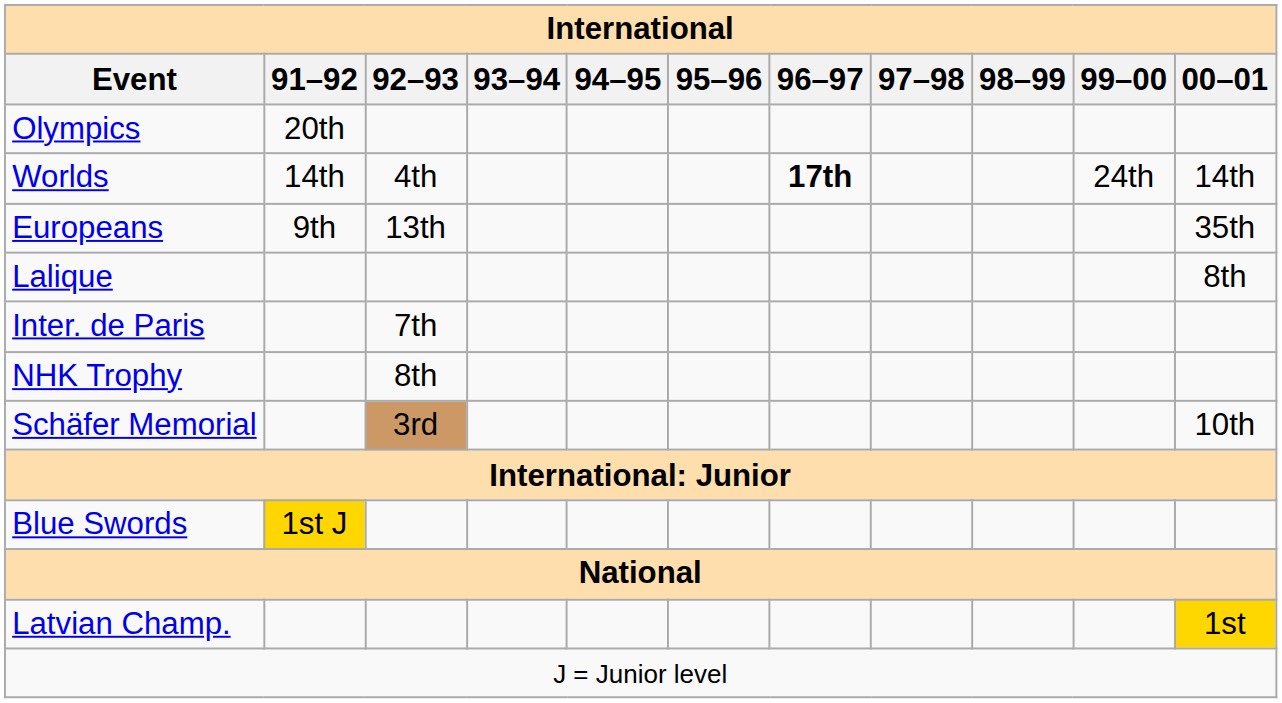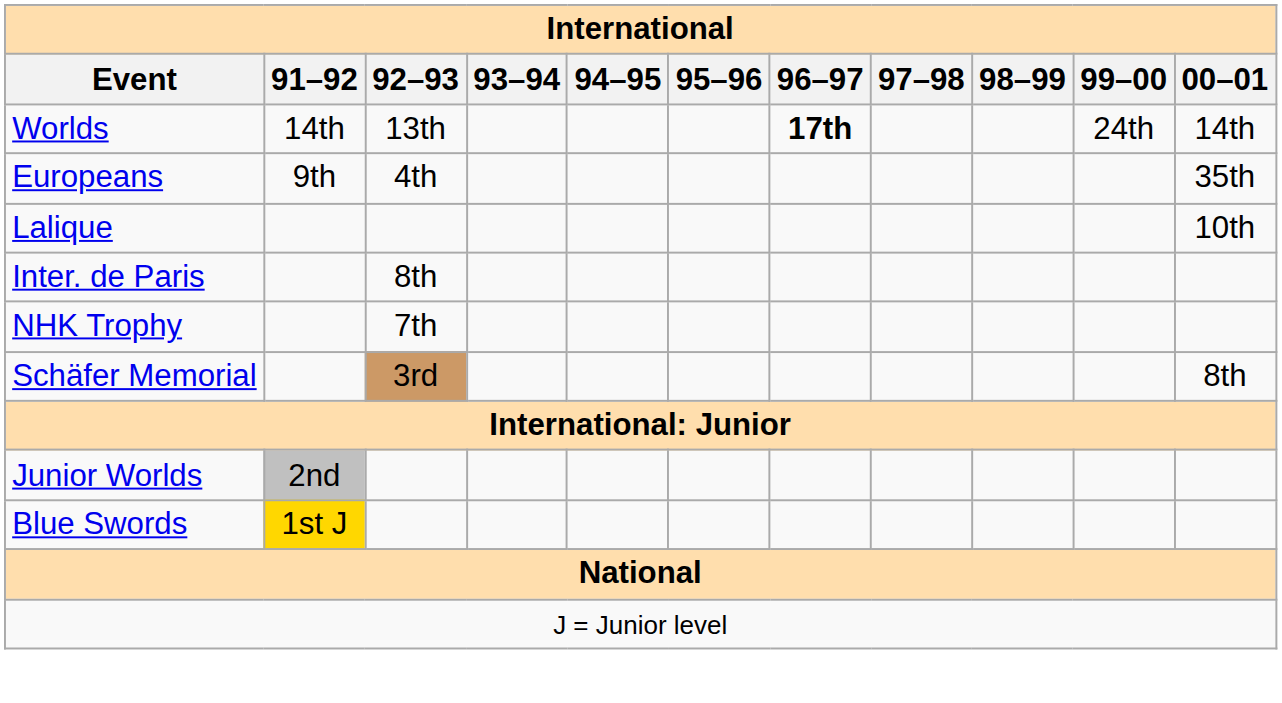- row: (76, 128)
(416, 177) 4th -> (416, 128) 13th
(416, 227) 13th -> (416, 177) 4th
(1225, 276) 8th -> (1225, 227) 10th
(416, 326) 7th -> (416, 276) 8th
(416, 375) 8th -> (416, 326) 7th
(1225, 425) 10th -> (1225, 375) 8th
+ row: (107, 474)
- row: (121, 623)
